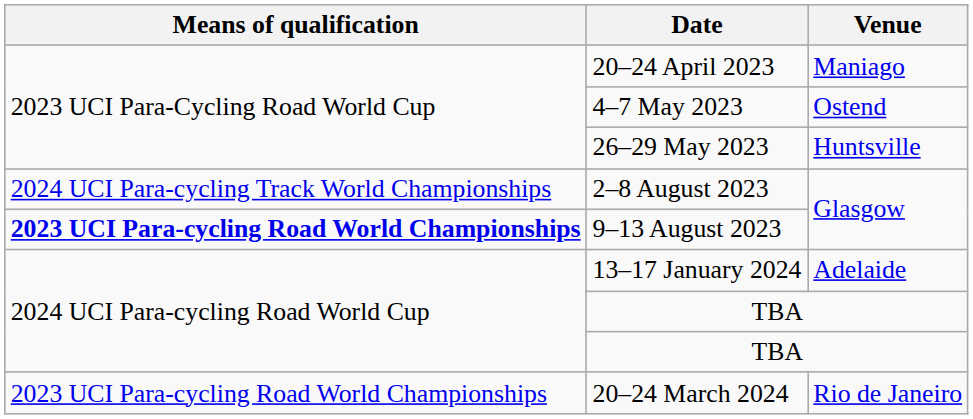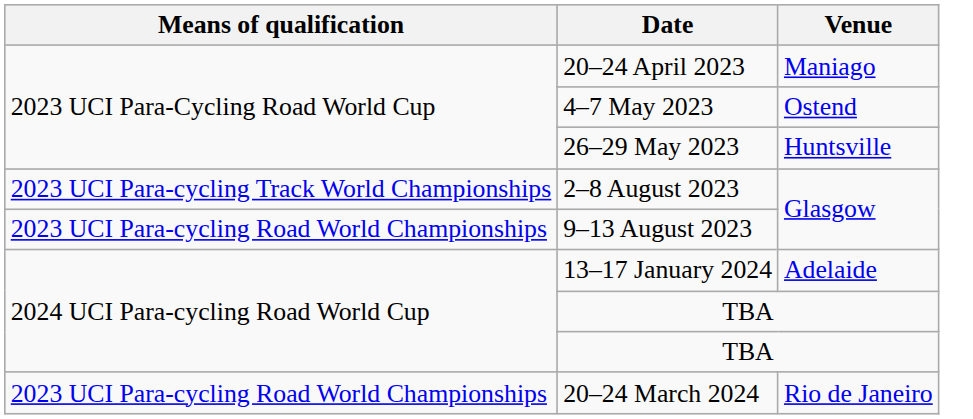(281, 188) 2024 UCI Para-cycling Track World Championships -> (281, 188) 2023 UCI Para-cycling Track World Championships
(296, 229) bold -> (279, 229) normal
